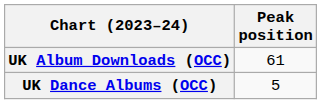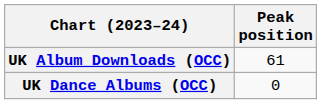(276, 85) 5 -> (276, 85) 0
